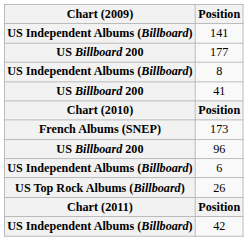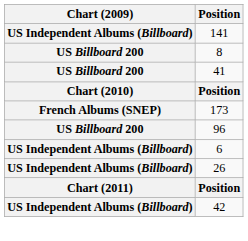- row: (219, 52)
(100, 71) US Independent Albums (Billboard) -> (100, 52) US Billboard 200
(100, 187) US Top Rock Albums (Billboard) -> (100, 168) US Independent Albums (Billboard)
